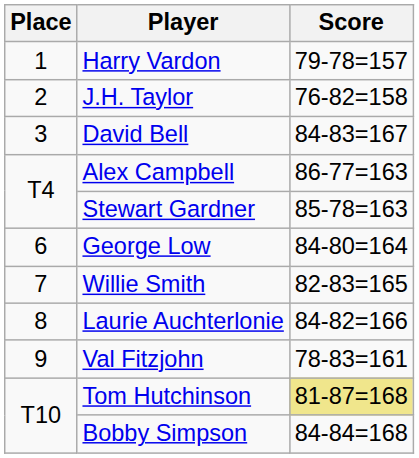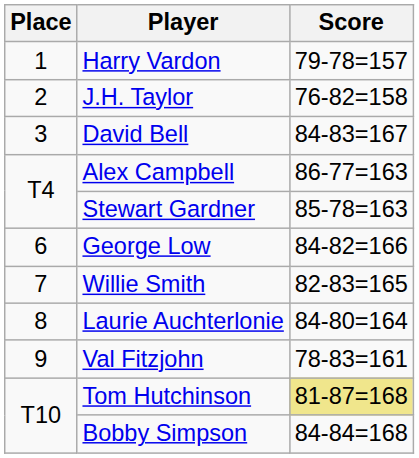(351, 246) 84-80=164 -> (351, 246) 84-82=166
(351, 321) 84-82=166 -> (351, 321) 84-80=164
